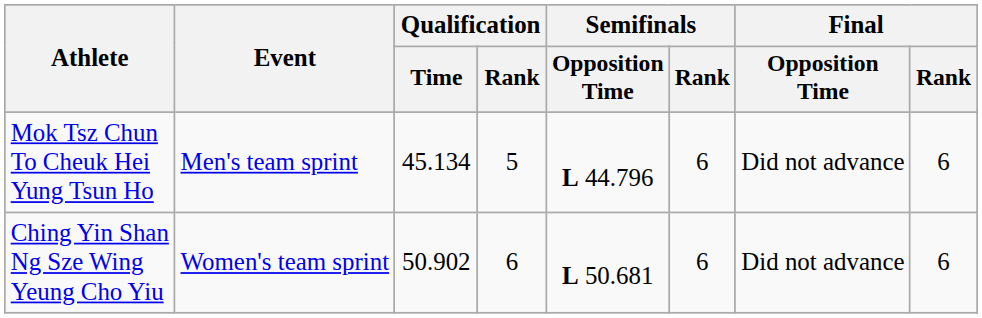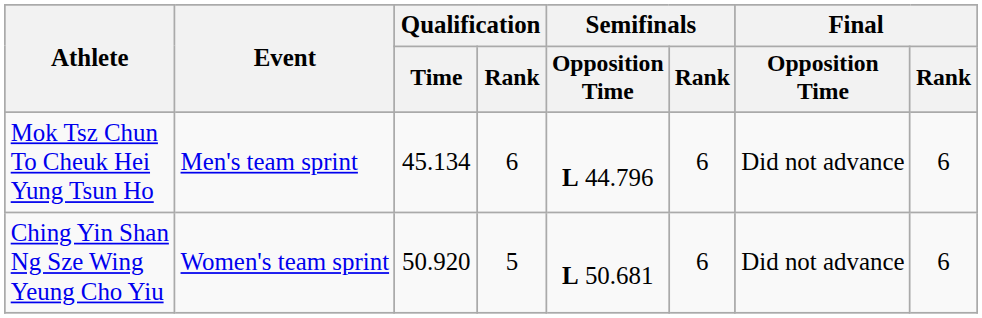(512, 162) 5 -> (512, 162) 6
(436, 262) 50.902 -> (436, 262) 50.920
(512, 262) 6 -> (512, 262) 5
